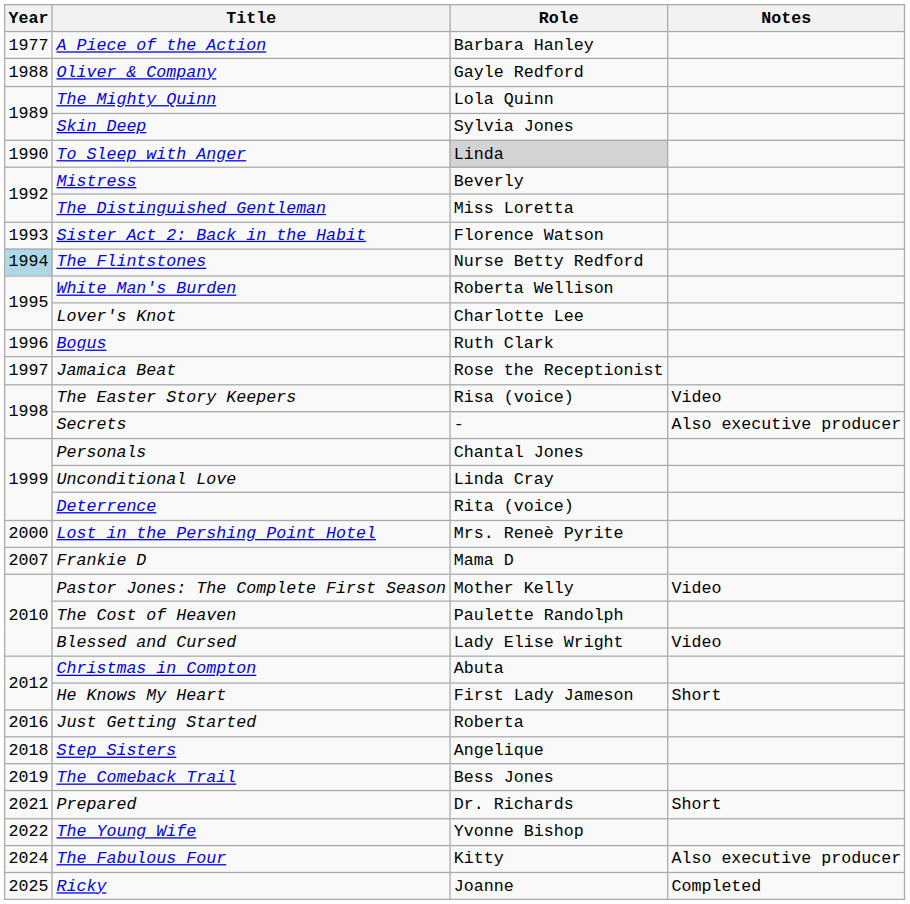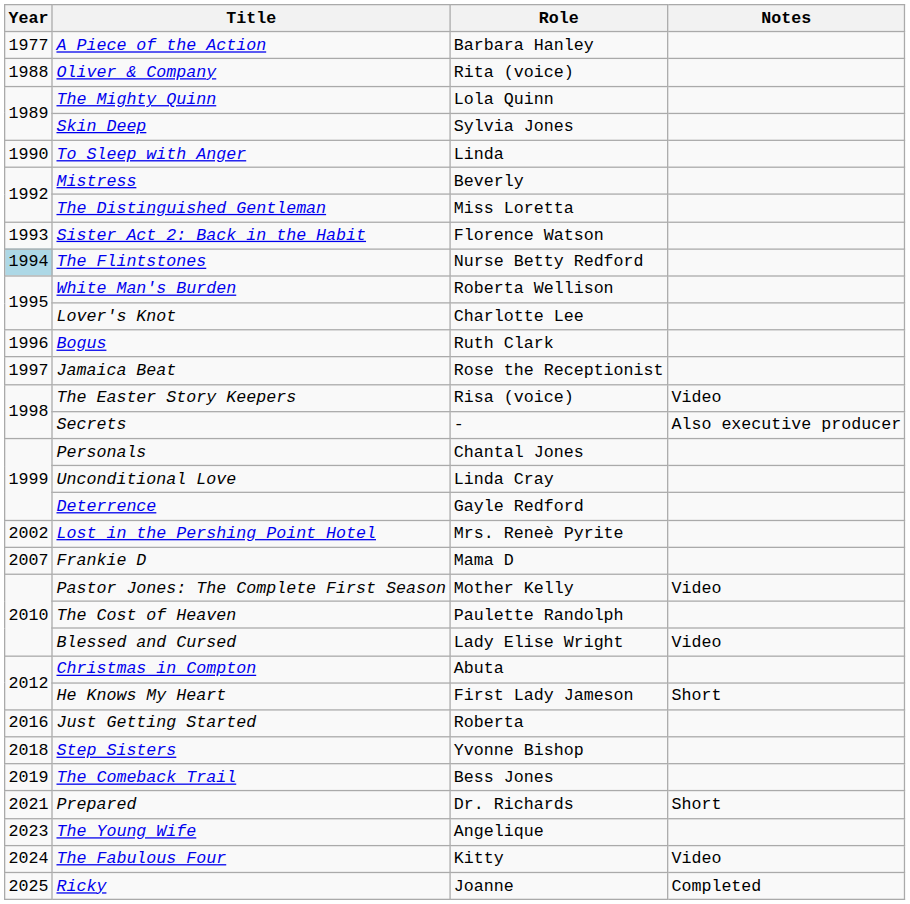(519, 72) Gayle Redford -> (514, 72) Rita (voice)
(479, 154) lightgrey background -> (479, 154) no background
(514, 506) Rita (voice) -> (519, 506) Gayle Redford
(29, 533) 2000 -> (29, 533) 2002
(499, 750) Angelique -> (519, 750) Yvonne Bishop
(29, 832) 2022 -> (29, 832) 2023
(519, 832) Yvonne Bishop -> (499, 832) Angelique
(786, 859) Also executive producer -> (696, 859) Video
